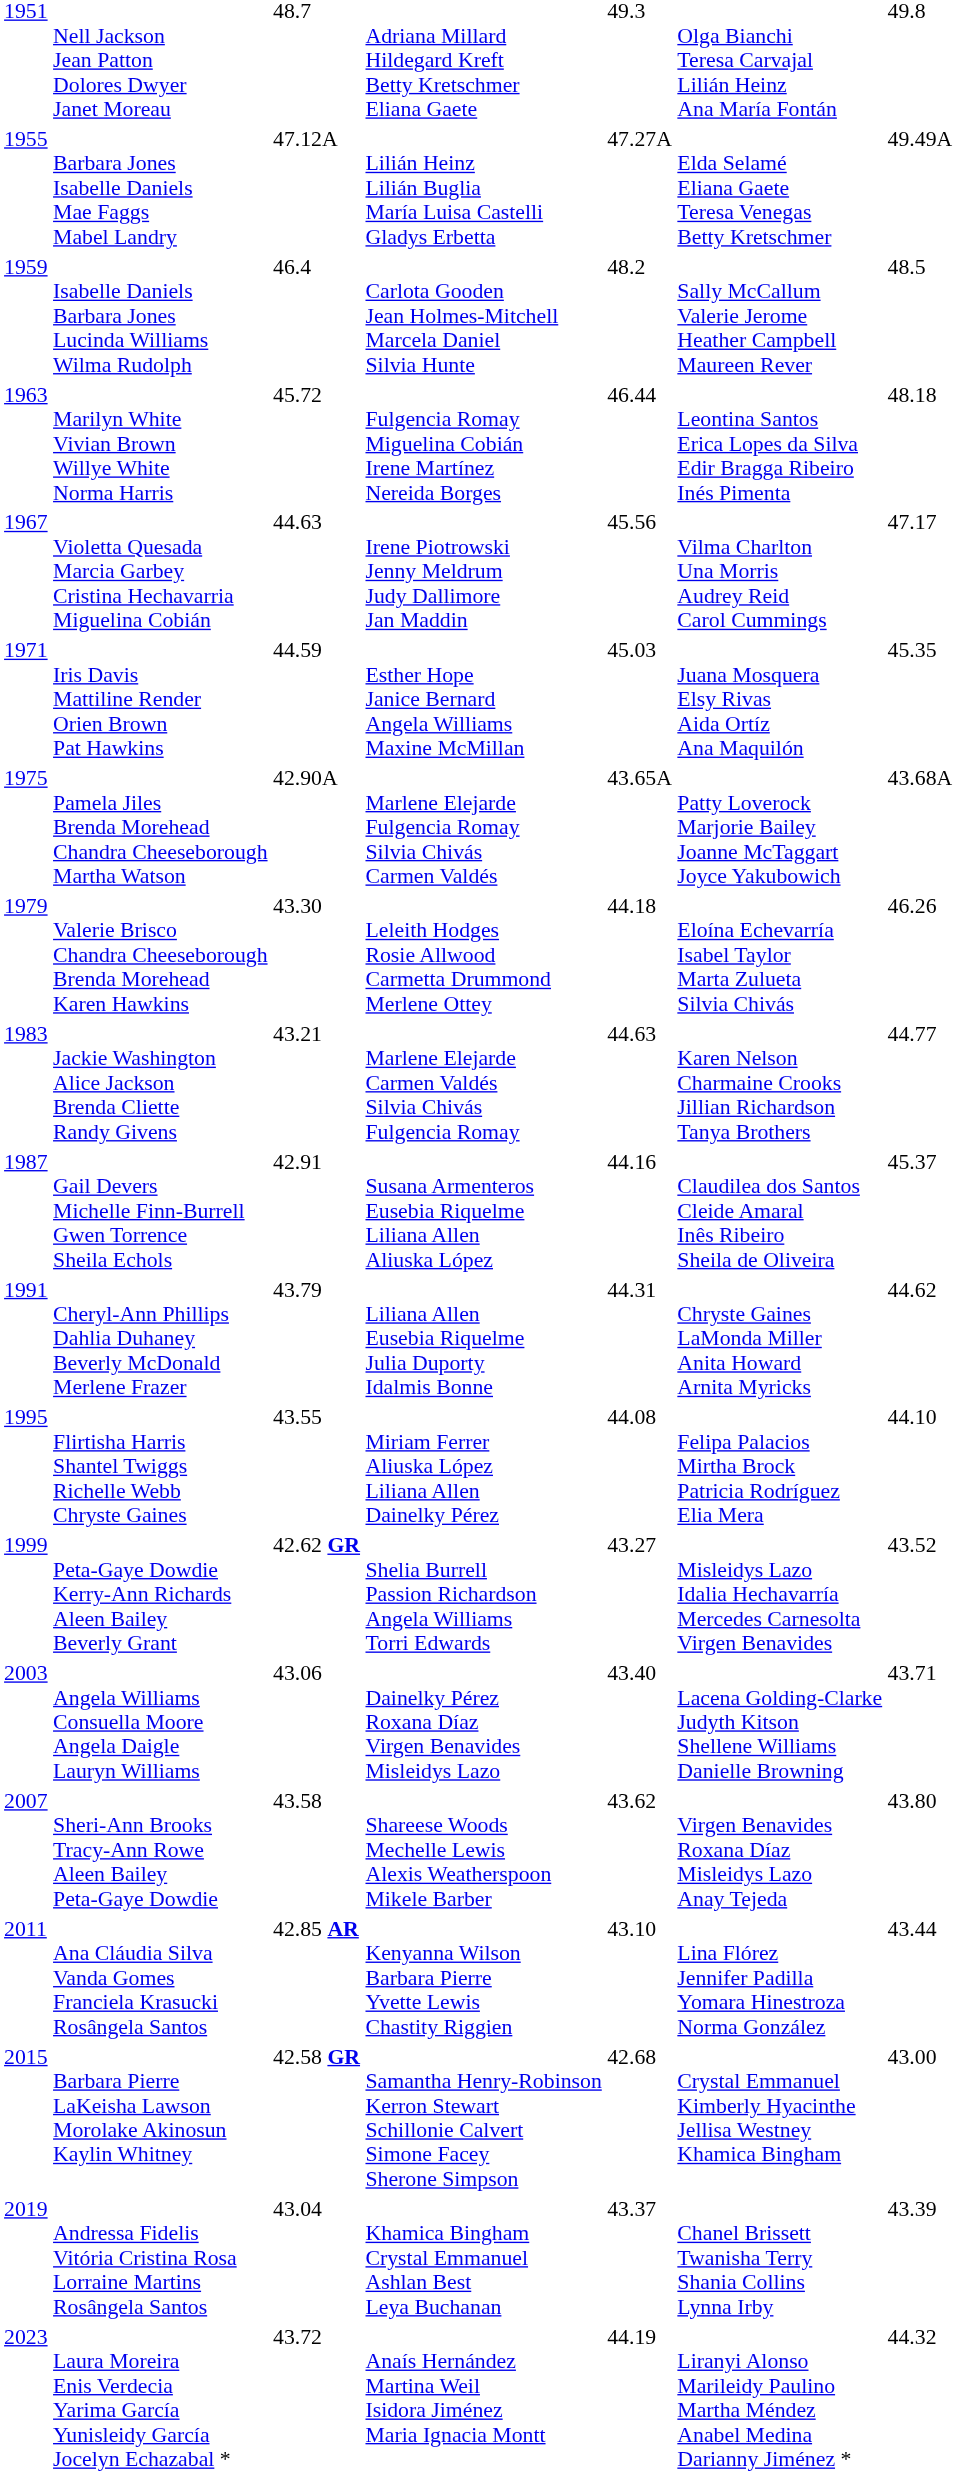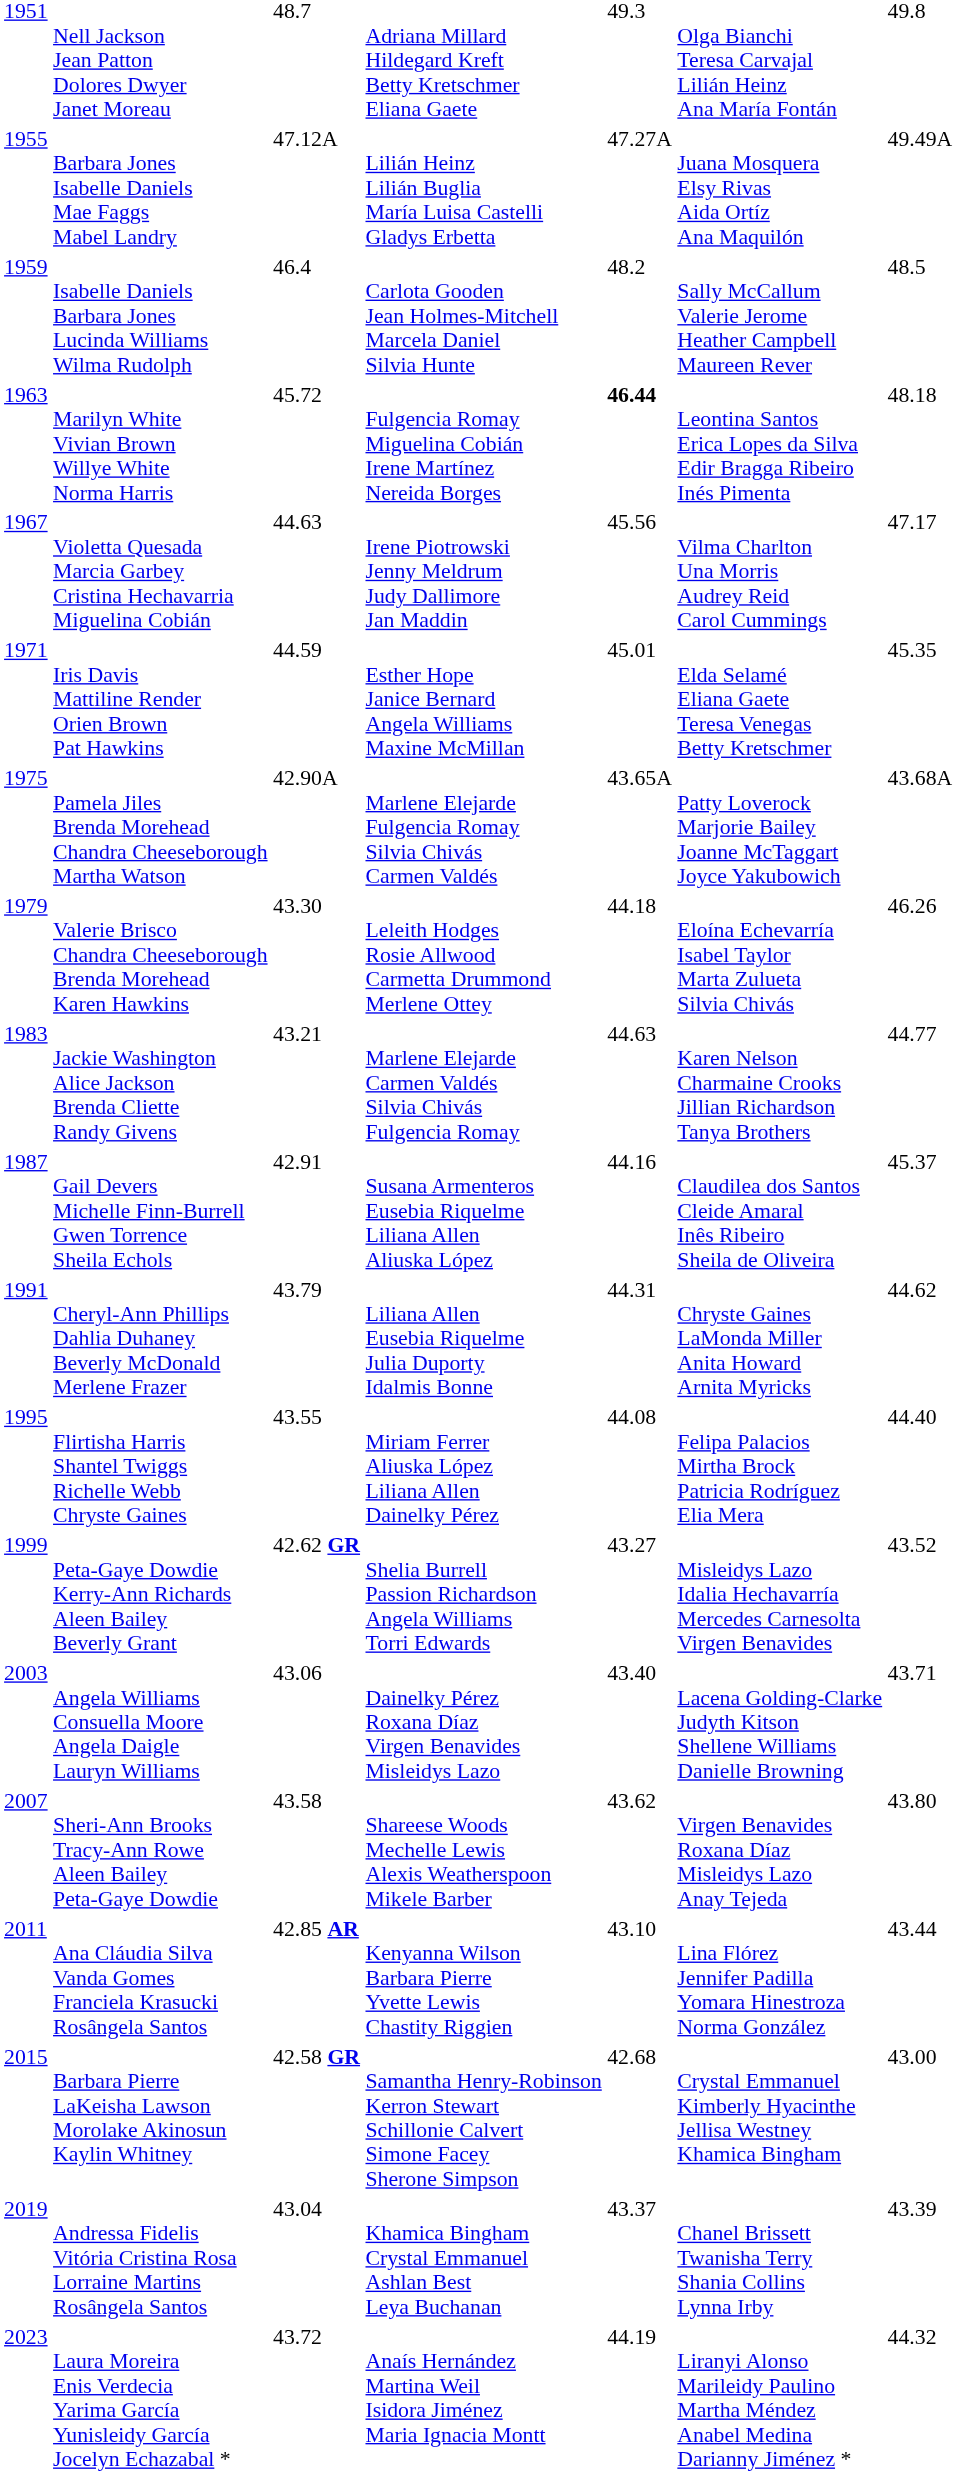(754, 200) Elda Selamé Eliana Gaete Teresa Venegas Betty Kretschmer -> (748, 200) Juana Mosquera Elsy Rivas Aida Ortíz Ana Maquilón
(632, 394) normal -> (632, 394) bold
(632, 650) 45.03 -> (632, 650) 45.01
(748, 711) Juana Mosquera Elsy Rivas Aida Ortíz Ana Maquilón -> (754, 711) Elda Selamé Eliana Gaete Teresa Venegas Betty Kretschmer
(912, 1417) 44.10 -> (912, 1417) 44.40
